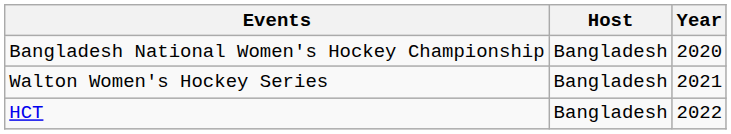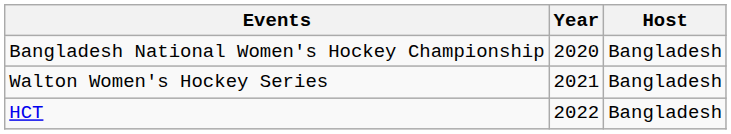columns swapped: (611, 20) <-> (699, 20)
